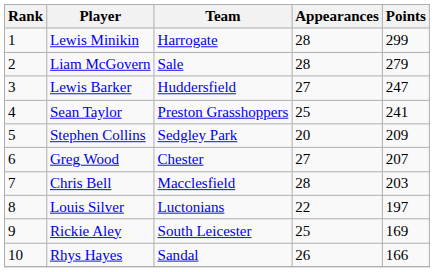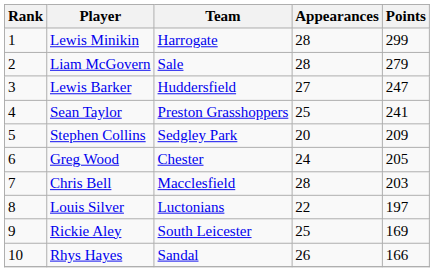(303, 159) 27 -> (303, 159) 24
(397, 159) 207 -> (397, 159) 205
